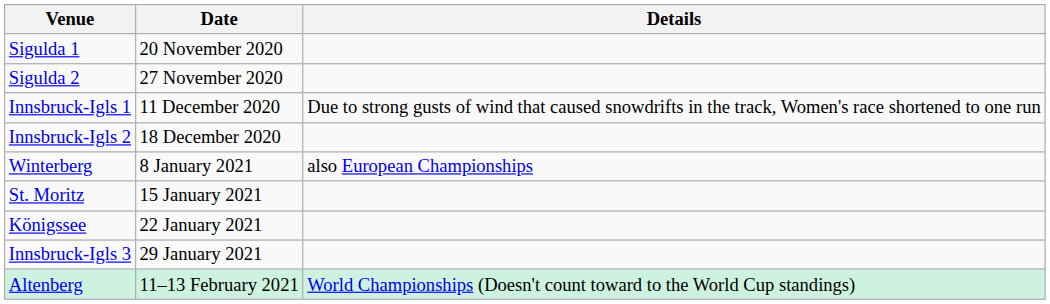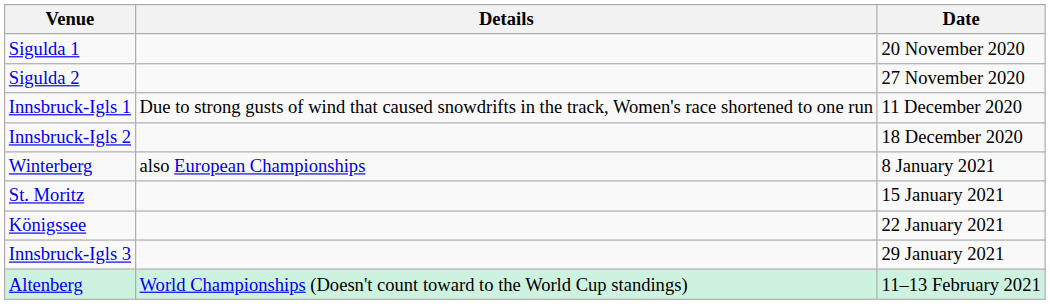columns swapped: (219, 19) <-> (674, 19)
